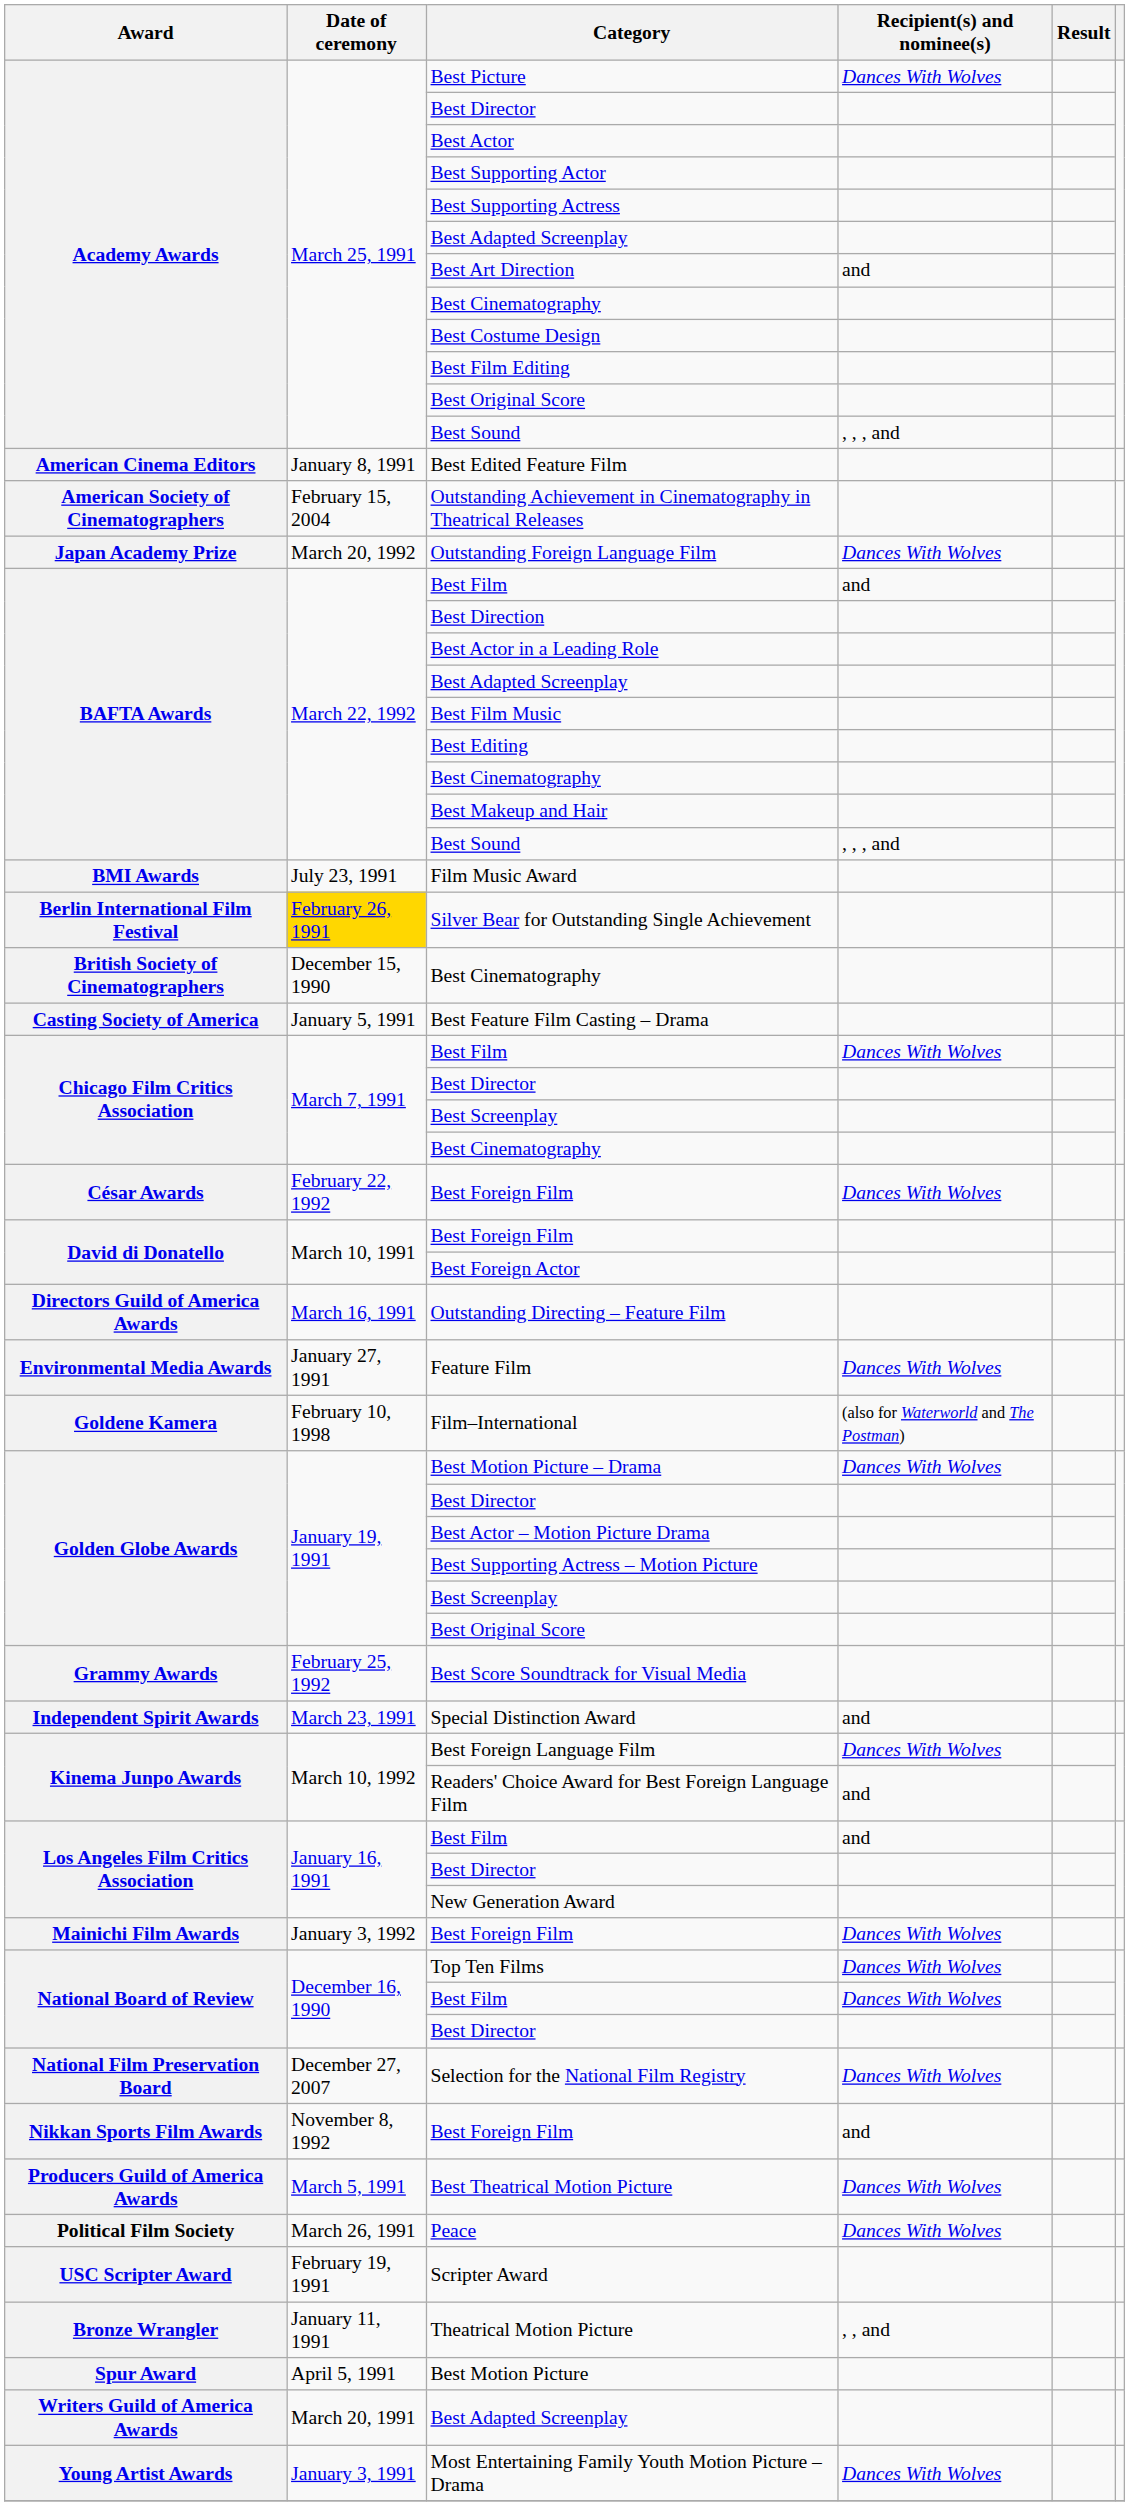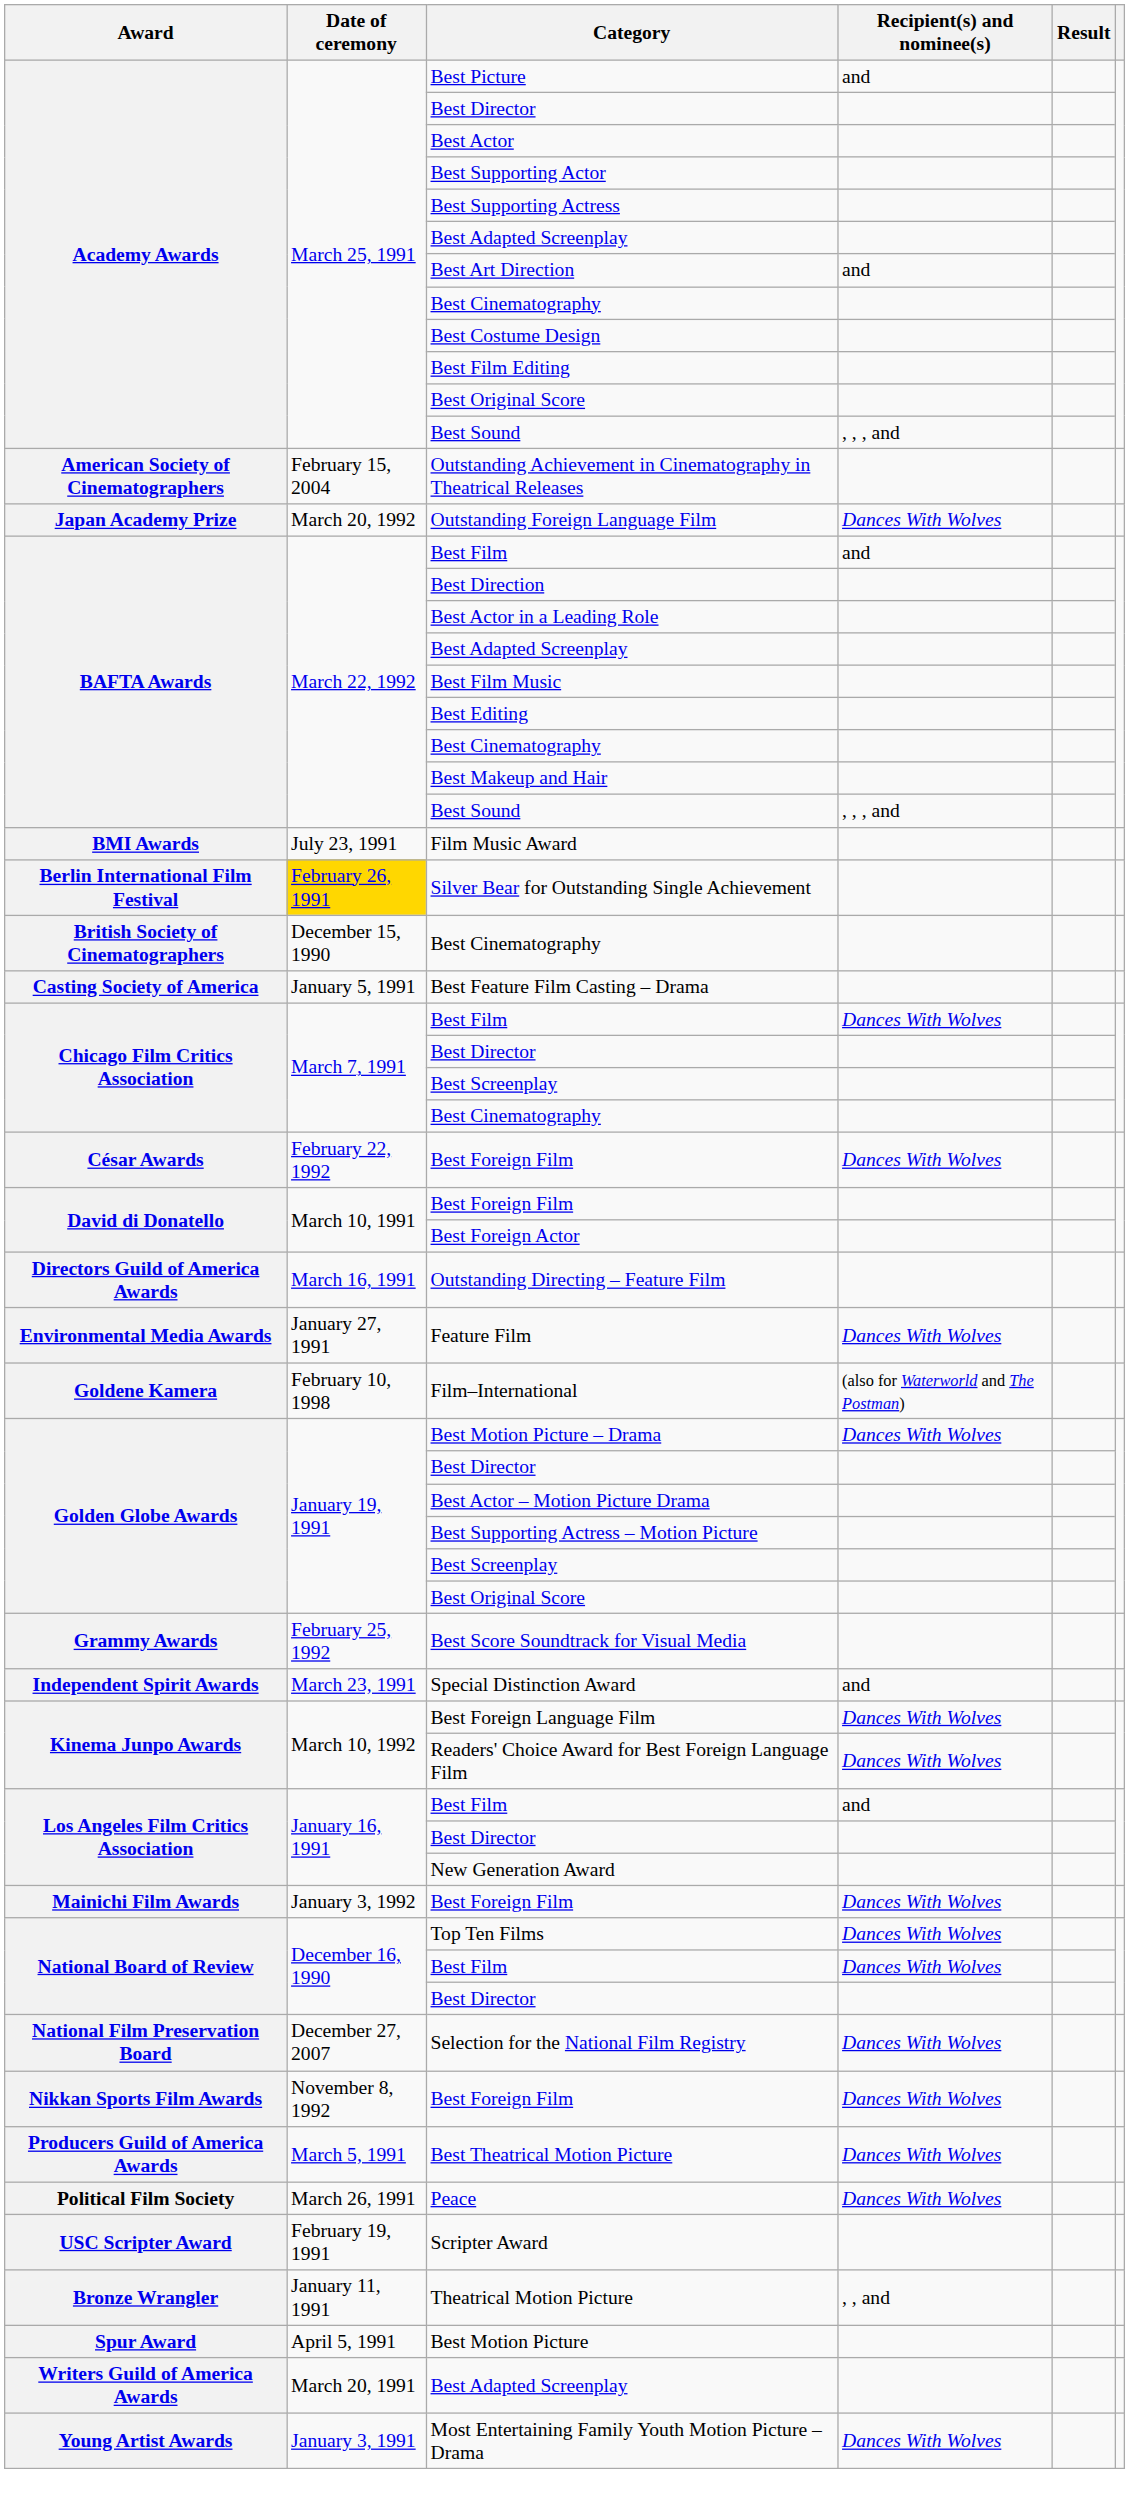(922, 76) Dances With Wolves -> (856, 76) and
- row: (146, 464)
(856, 1793) and -> (922, 1760) Dances With Wolves
(856, 2130) and -> (922, 2098) Dances With Wolves
